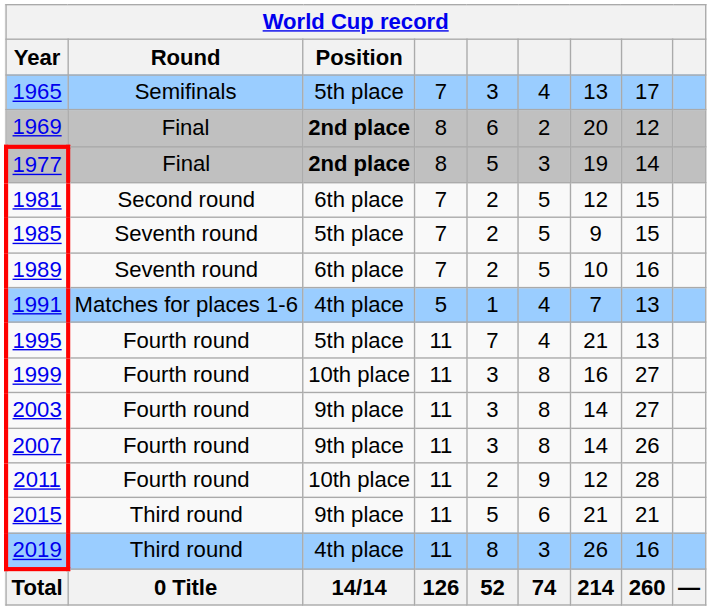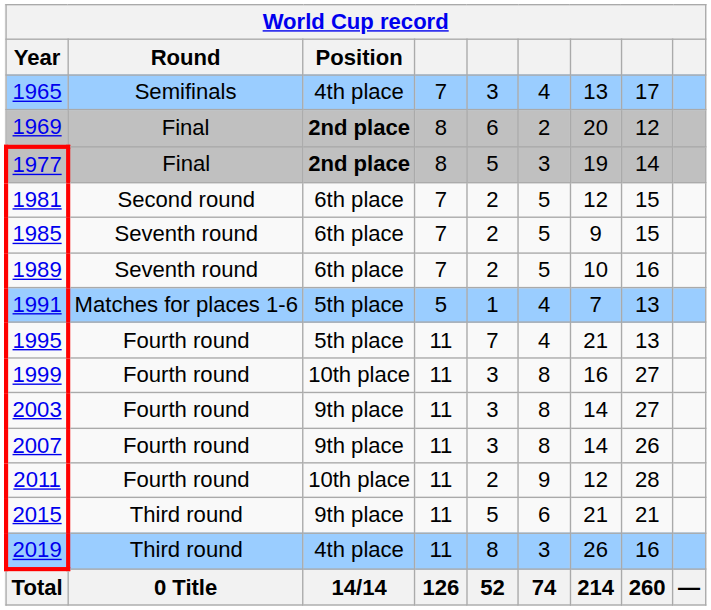(359, 92) 5th place -> (359, 92) 4th place
(359, 234) 5th place -> (359, 234) 6th place
(359, 304) 4th place -> (359, 304) 5th place
